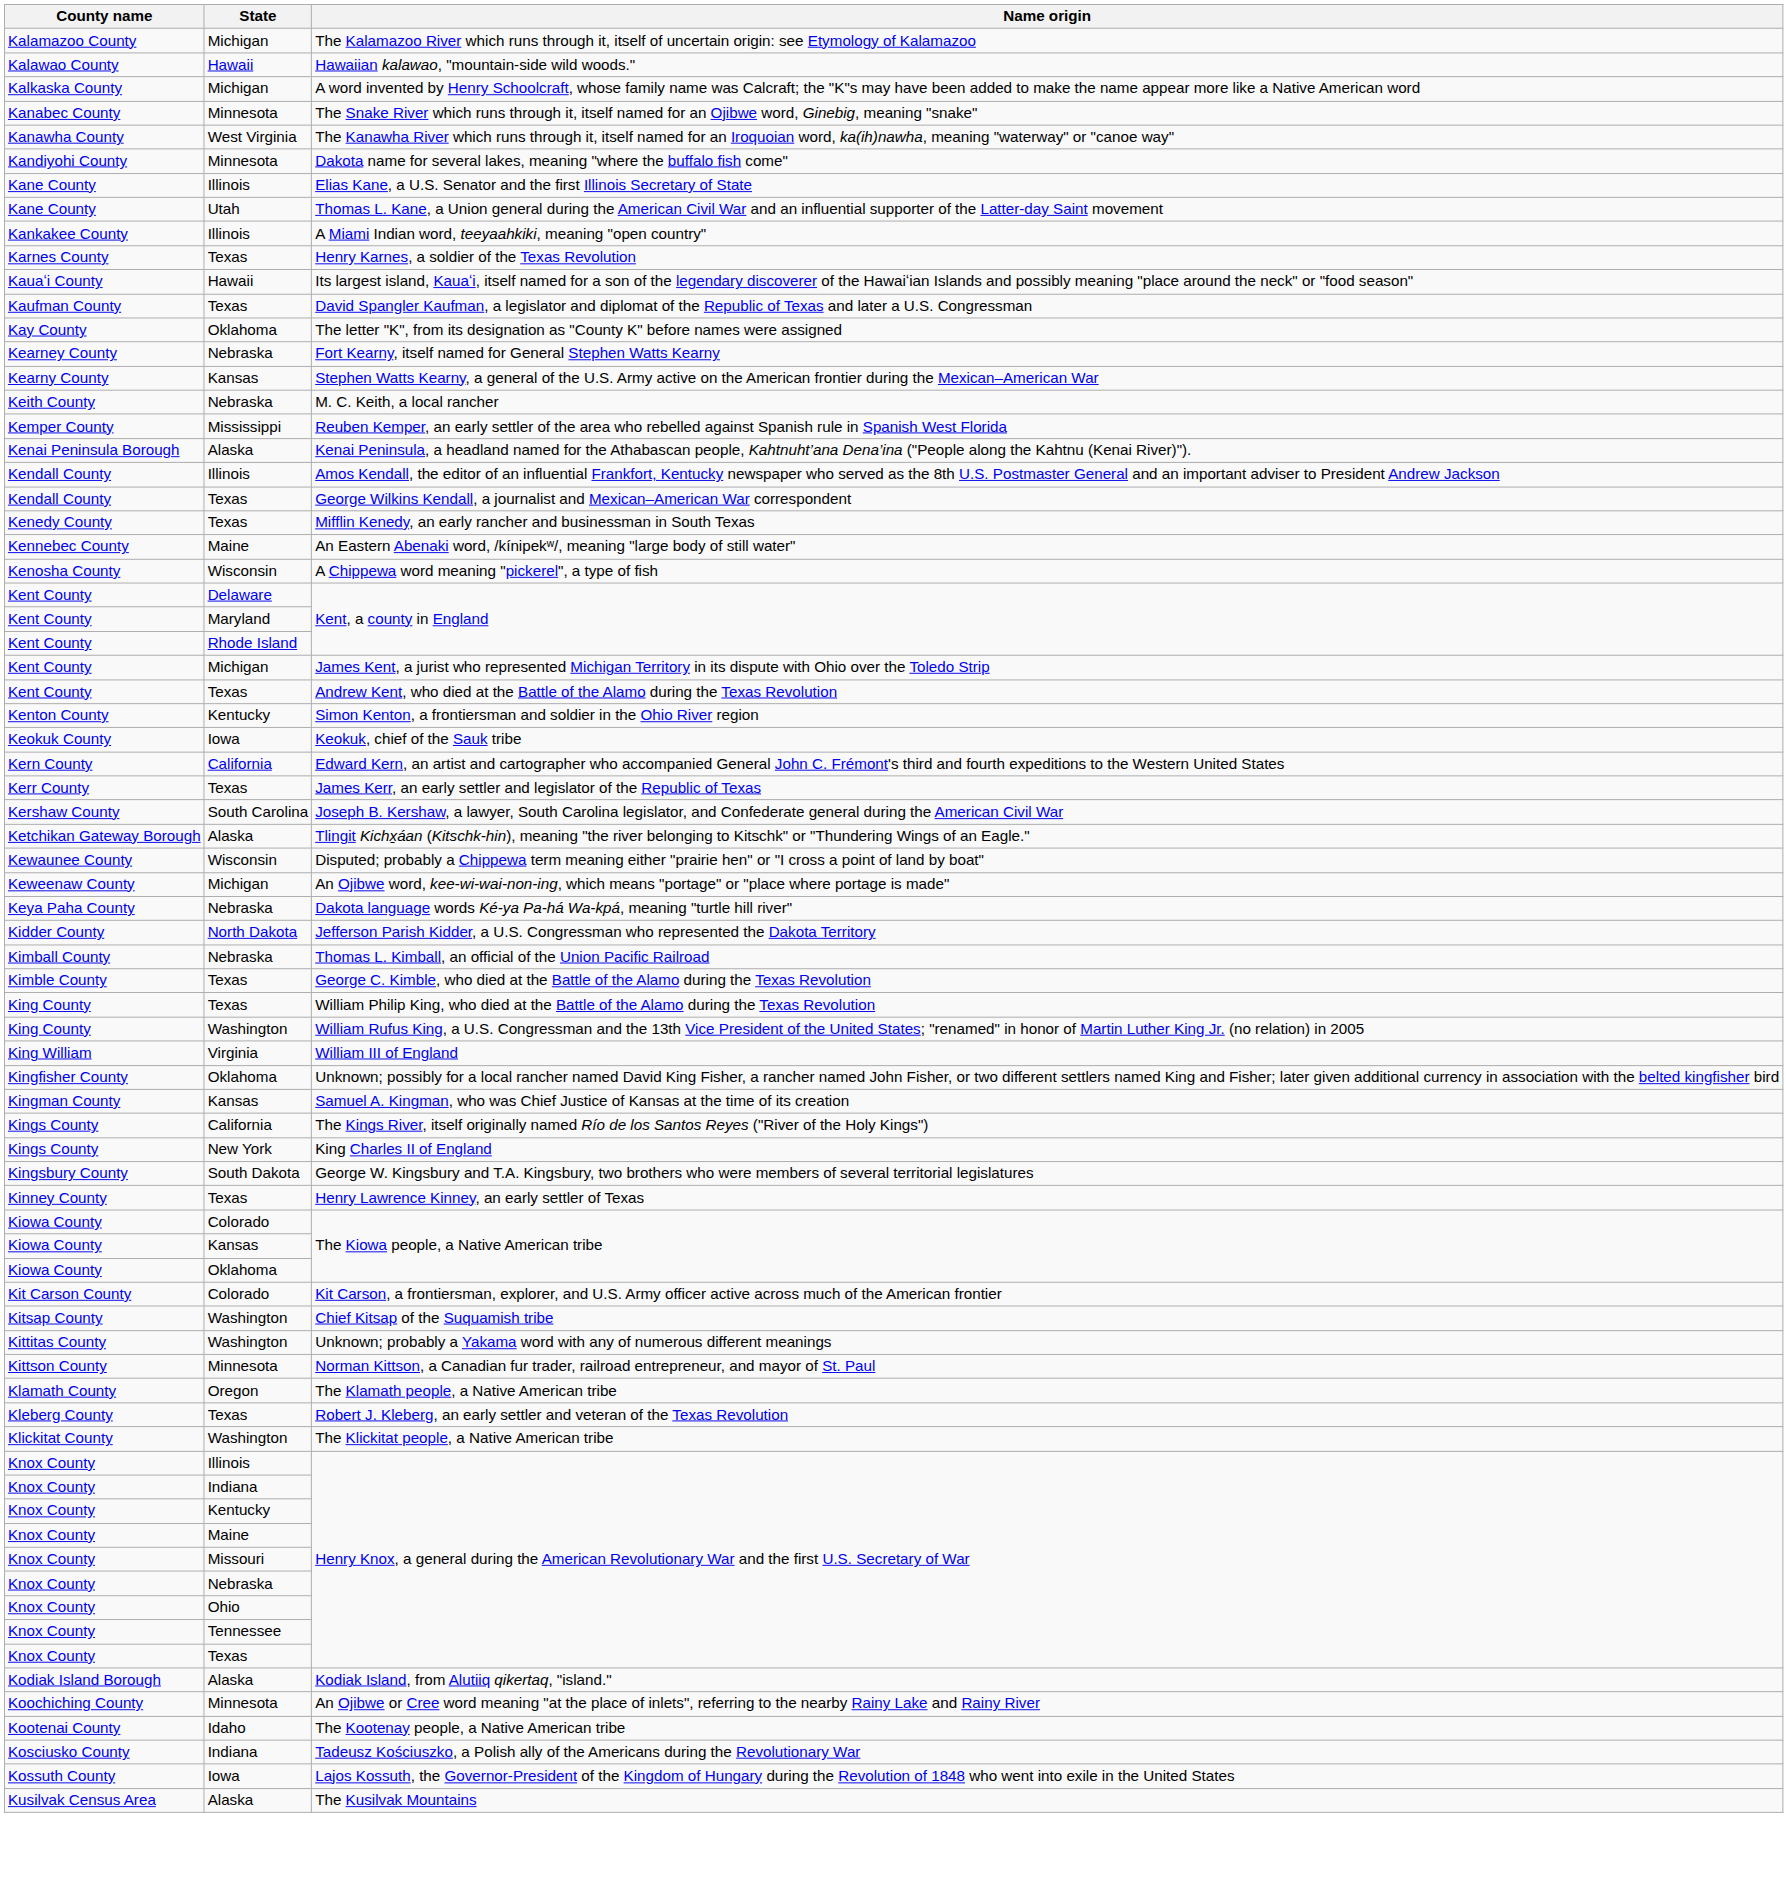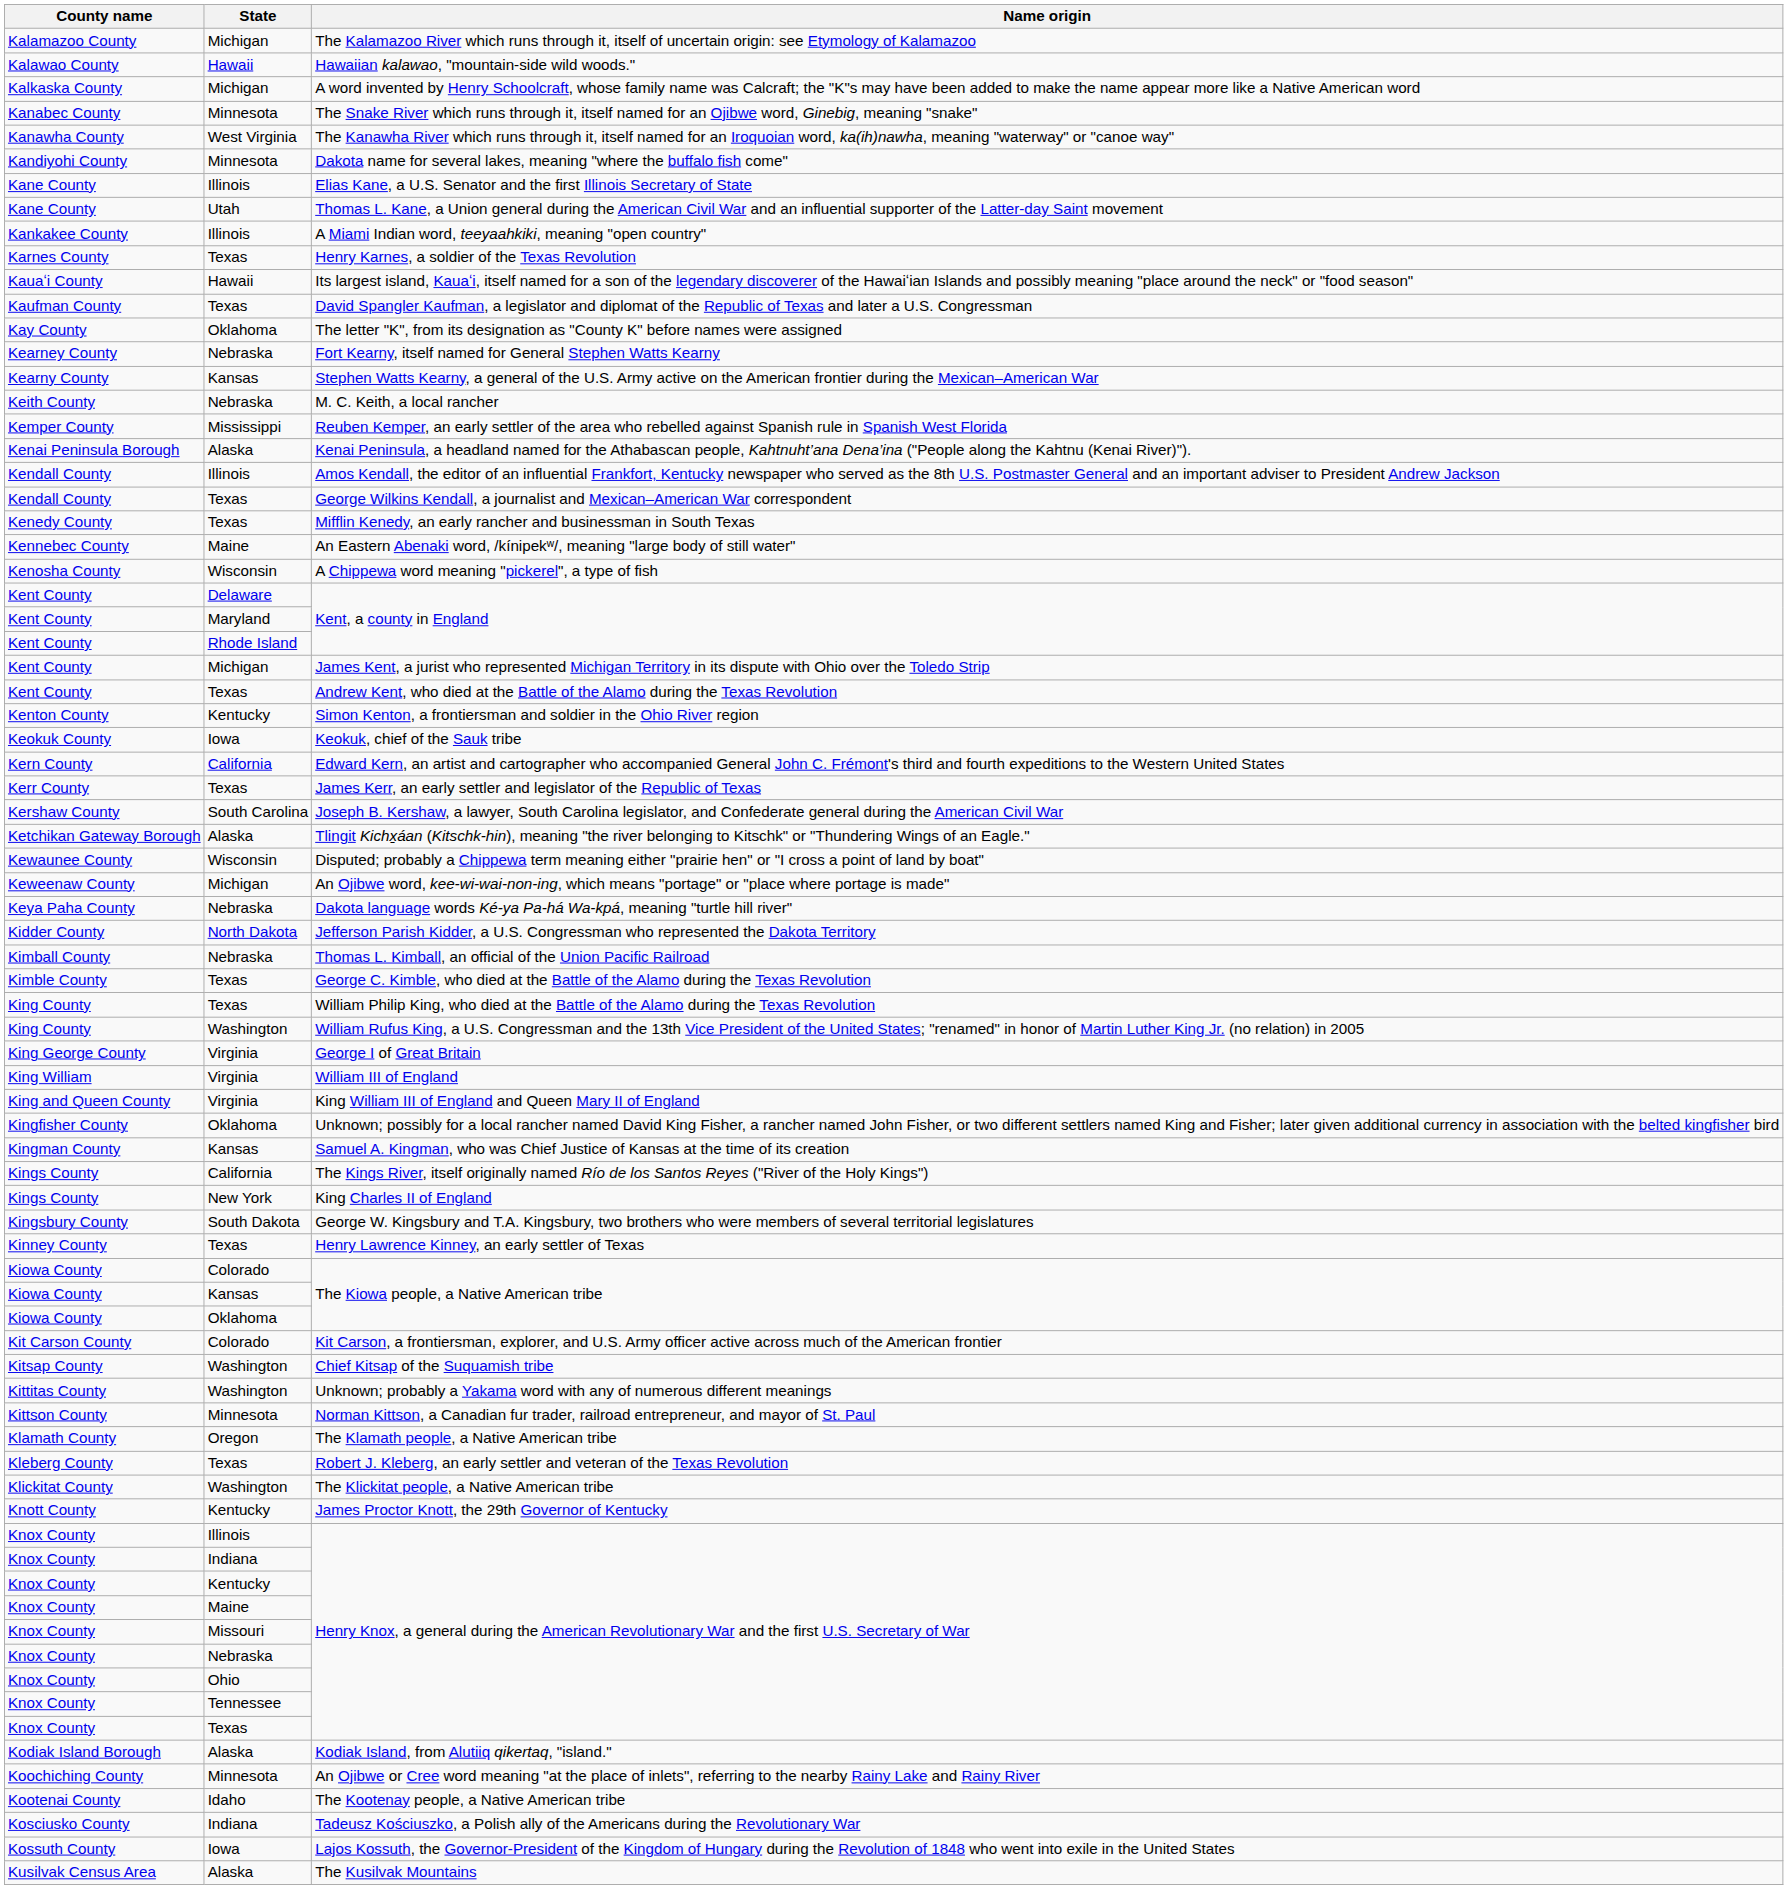+ row: (233, 1053)
+ row: (233, 1101)
+ row: (239, 1511)
